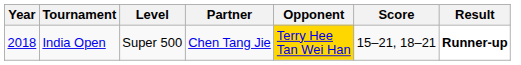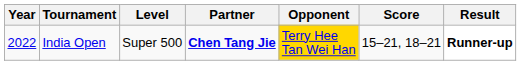(22, 43) 2018 -> (22, 43) 2022
(229, 43) normal -> (232, 43) bold
